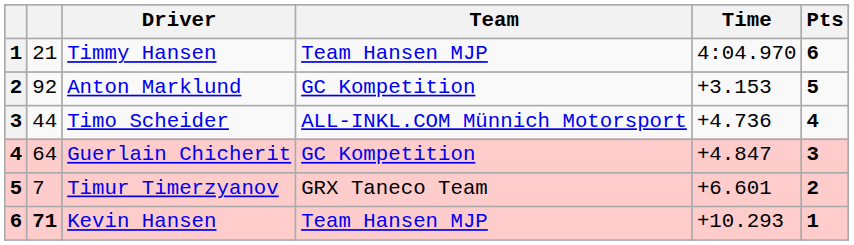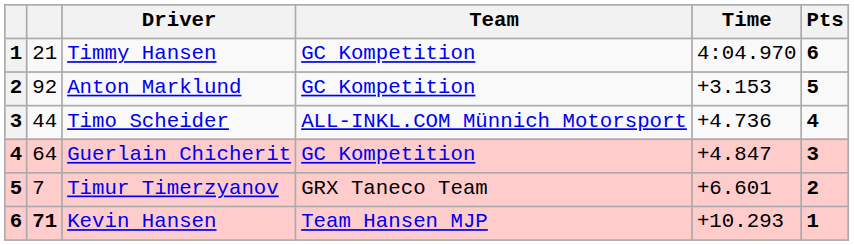(394, 55) Team Hansen MJP -> (388, 55) GC Kompetition
